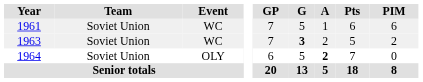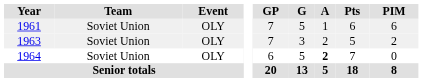(213, 26) WC -> (213, 26) OLY
(213, 41) WC -> (213, 41) OLY
(302, 41) bold -> (302, 41) normal
